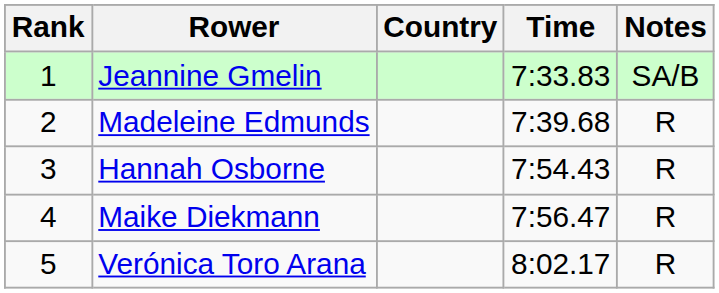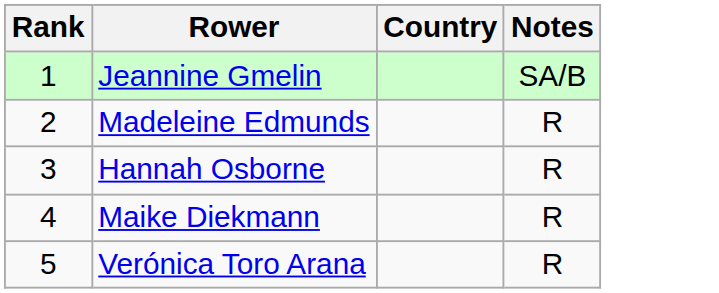- column: (561, 28)
